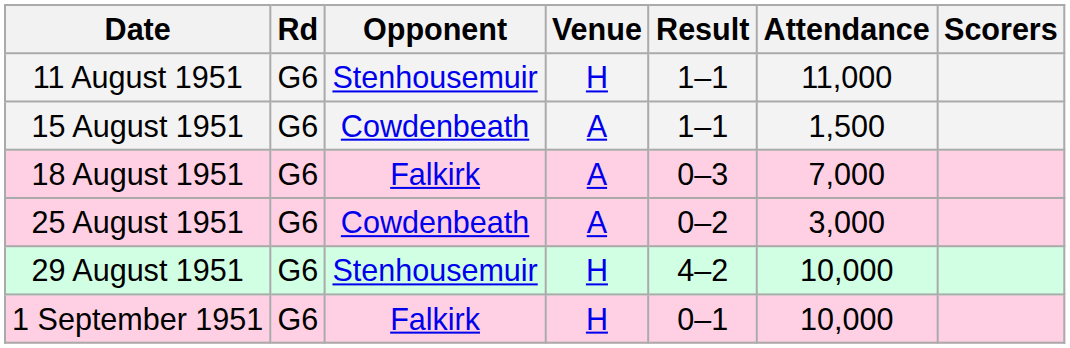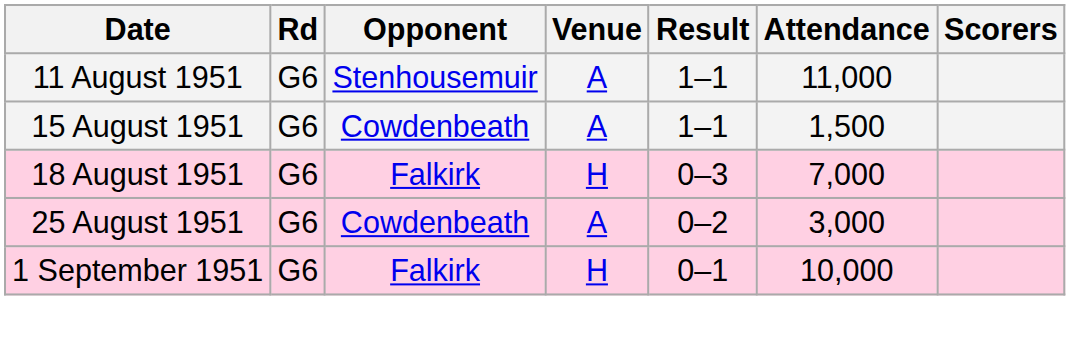(597, 78) H -> (597, 78) A
(597, 174) A -> (597, 174) H
- row: (138, 271)
